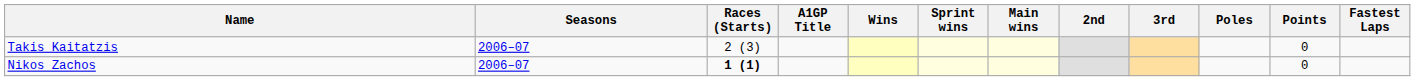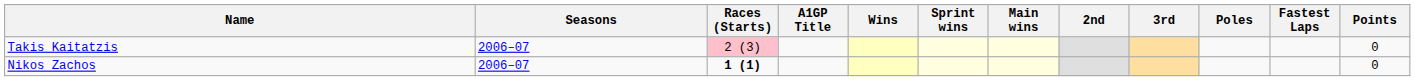columns swapped: (1375, 21) <-> (1305, 21)
(743, 47) no background -> (743, 47) pink background
